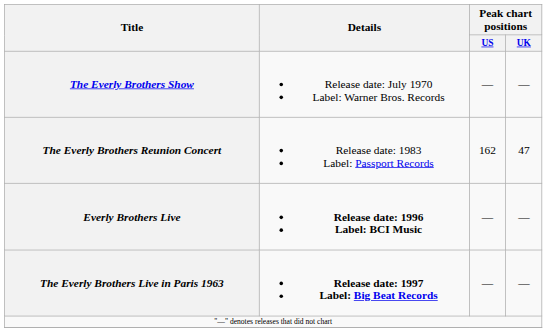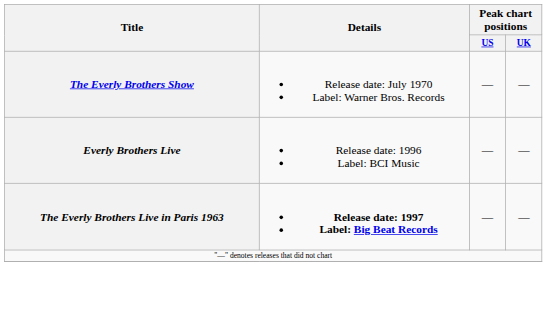- row: (132, 150)
(364, 223) bold -> (364, 157) normal
